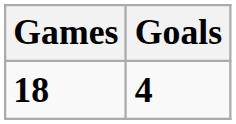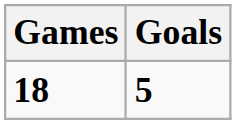(144, 89) 4 -> (144, 89) 5
